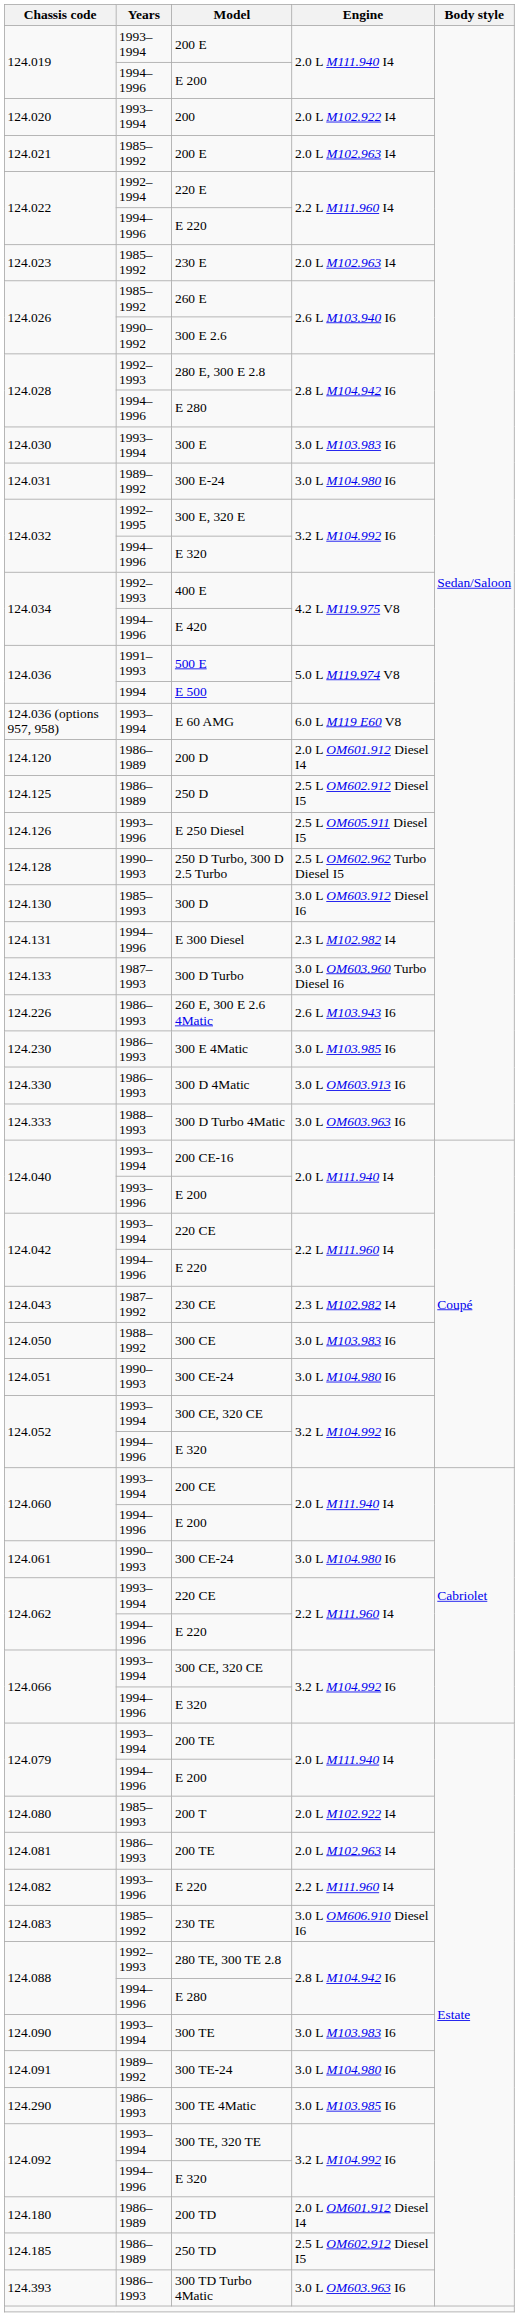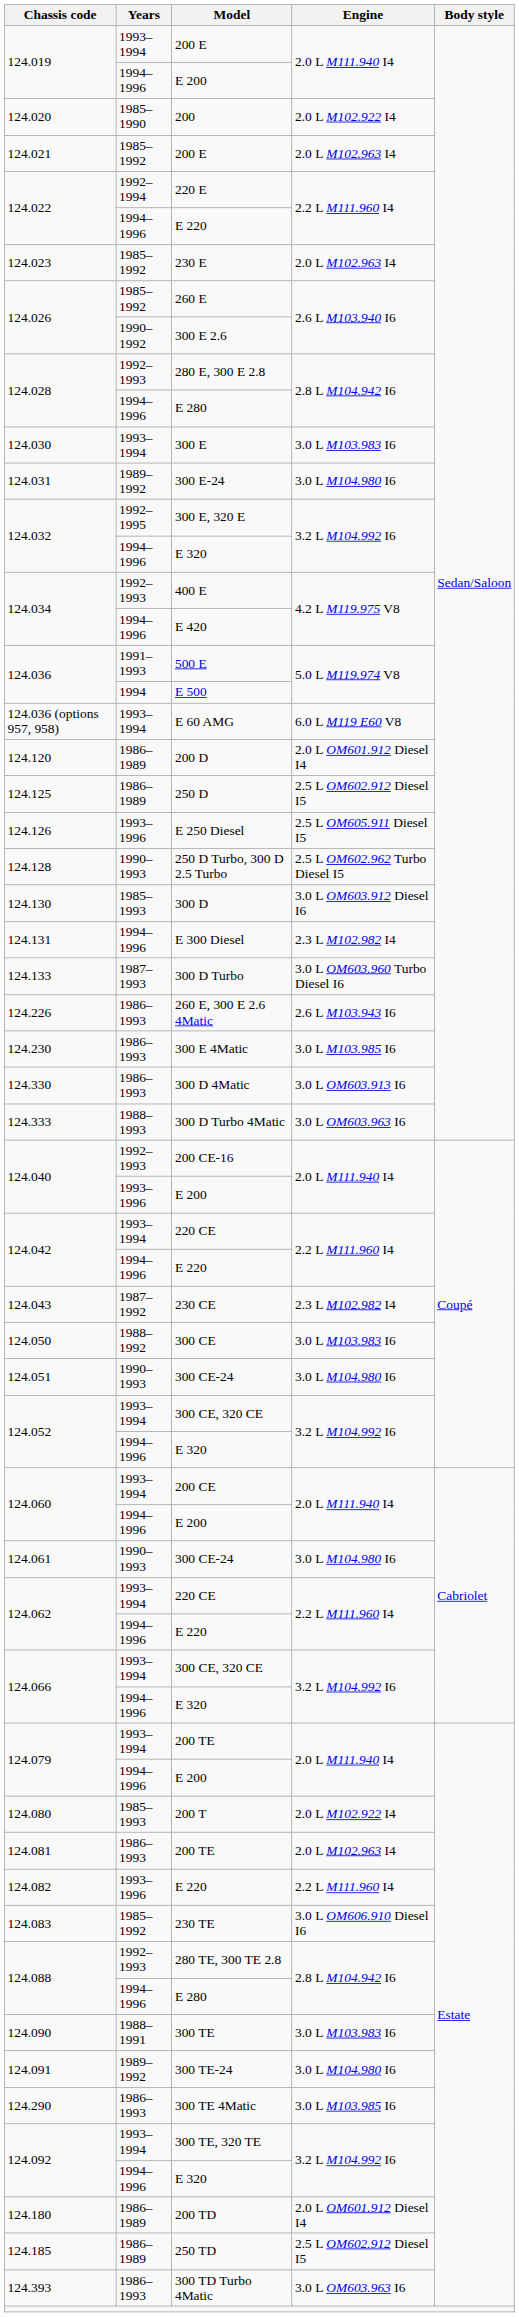(136, 116) 1993–1994 -> (136, 116) 1985–1990
(136, 1158) 1993–1994 -> (136, 1158) 1992–1993
(136, 2032) 1993–1994 -> (136, 2032) 1988–1991
